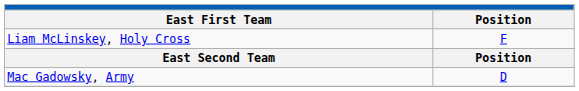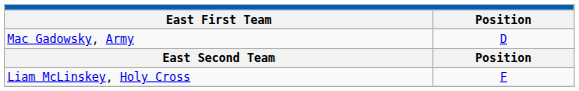rows swapped: (71, 77) <-> (99, 39)
